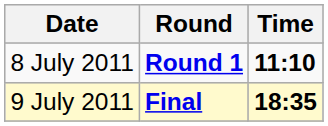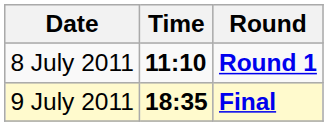columns swapped: (286, 23) <-> (194, 23)
